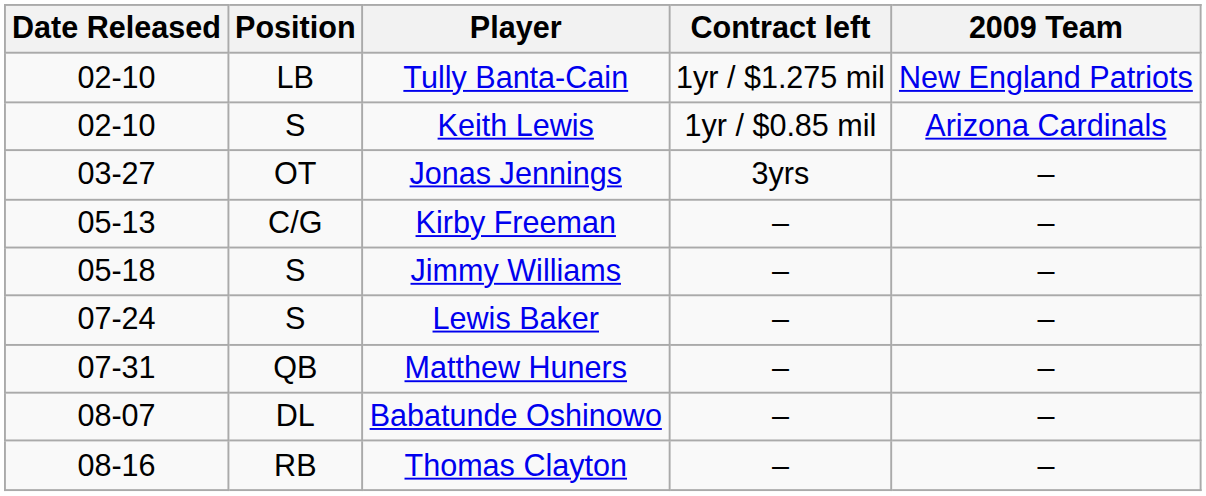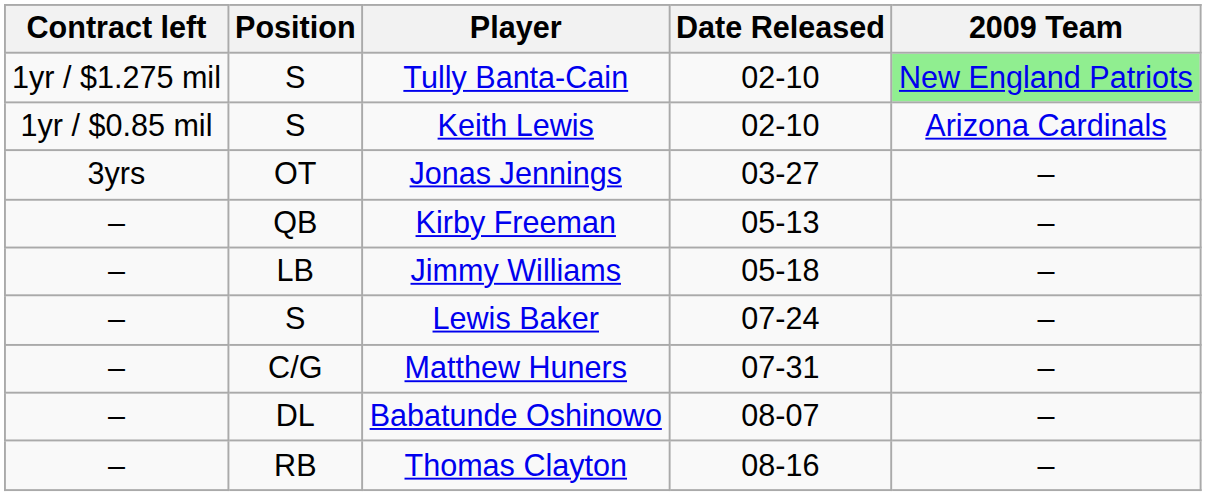columns swapped: (116, 28) <-> (780, 28)
(295, 77) LB -> (295, 77) S
(1046, 77) no background -> (1046, 77) lightgreen background
(295, 222) C/G -> (295, 222) QB
(295, 271) S -> (295, 271) LB
(295, 367) QB -> (295, 367) C/G
